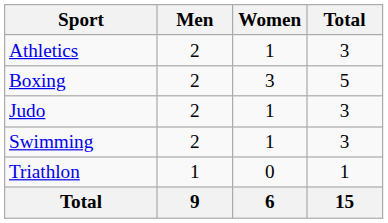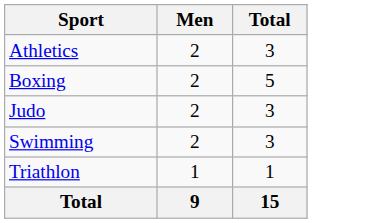- column: (270, 19)
